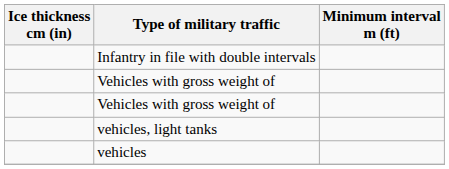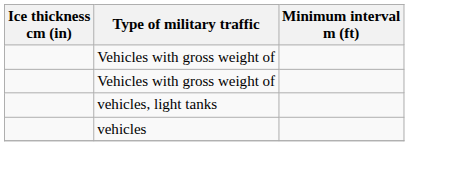- row: (49, 57)
